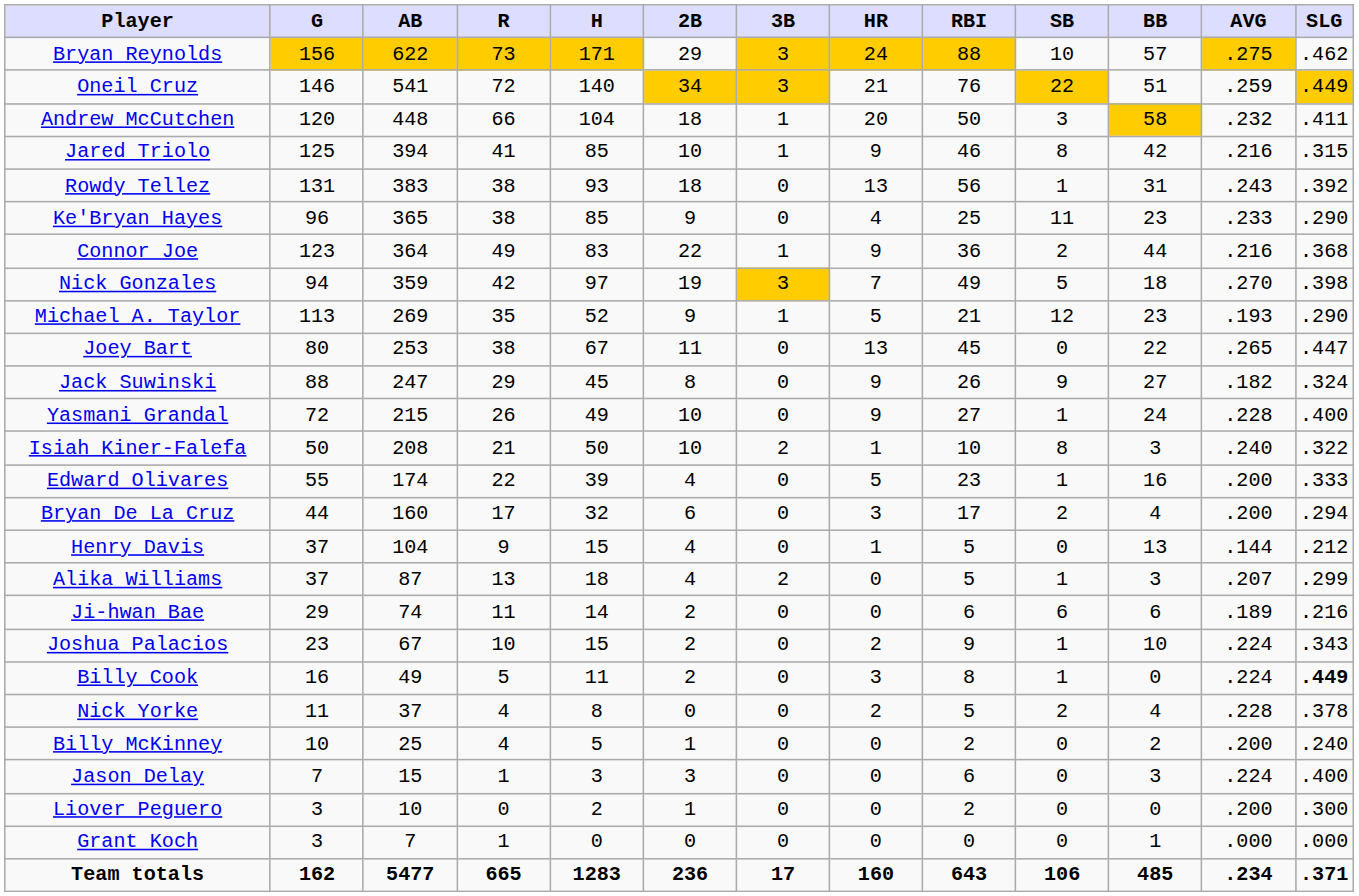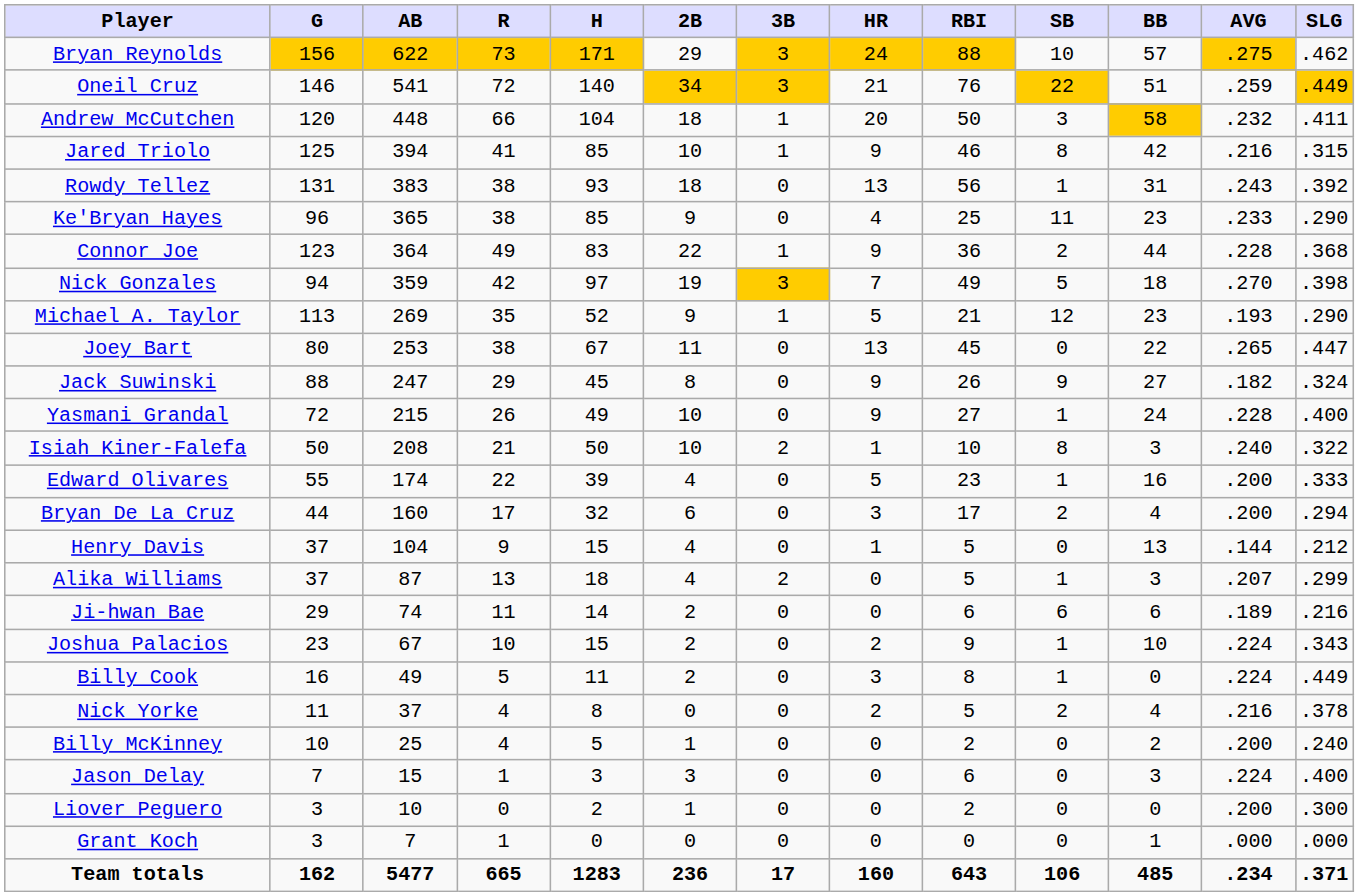(1248, 251) .216 -> (1248, 251) .228
(1324, 678) bold -> (1324, 678) normal
(1248, 711) .228 -> (1248, 711) .216
